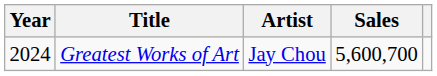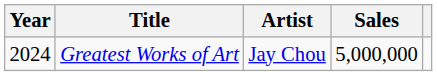(377, 53) 5,600,700 -> (377, 53) 5,000,000
